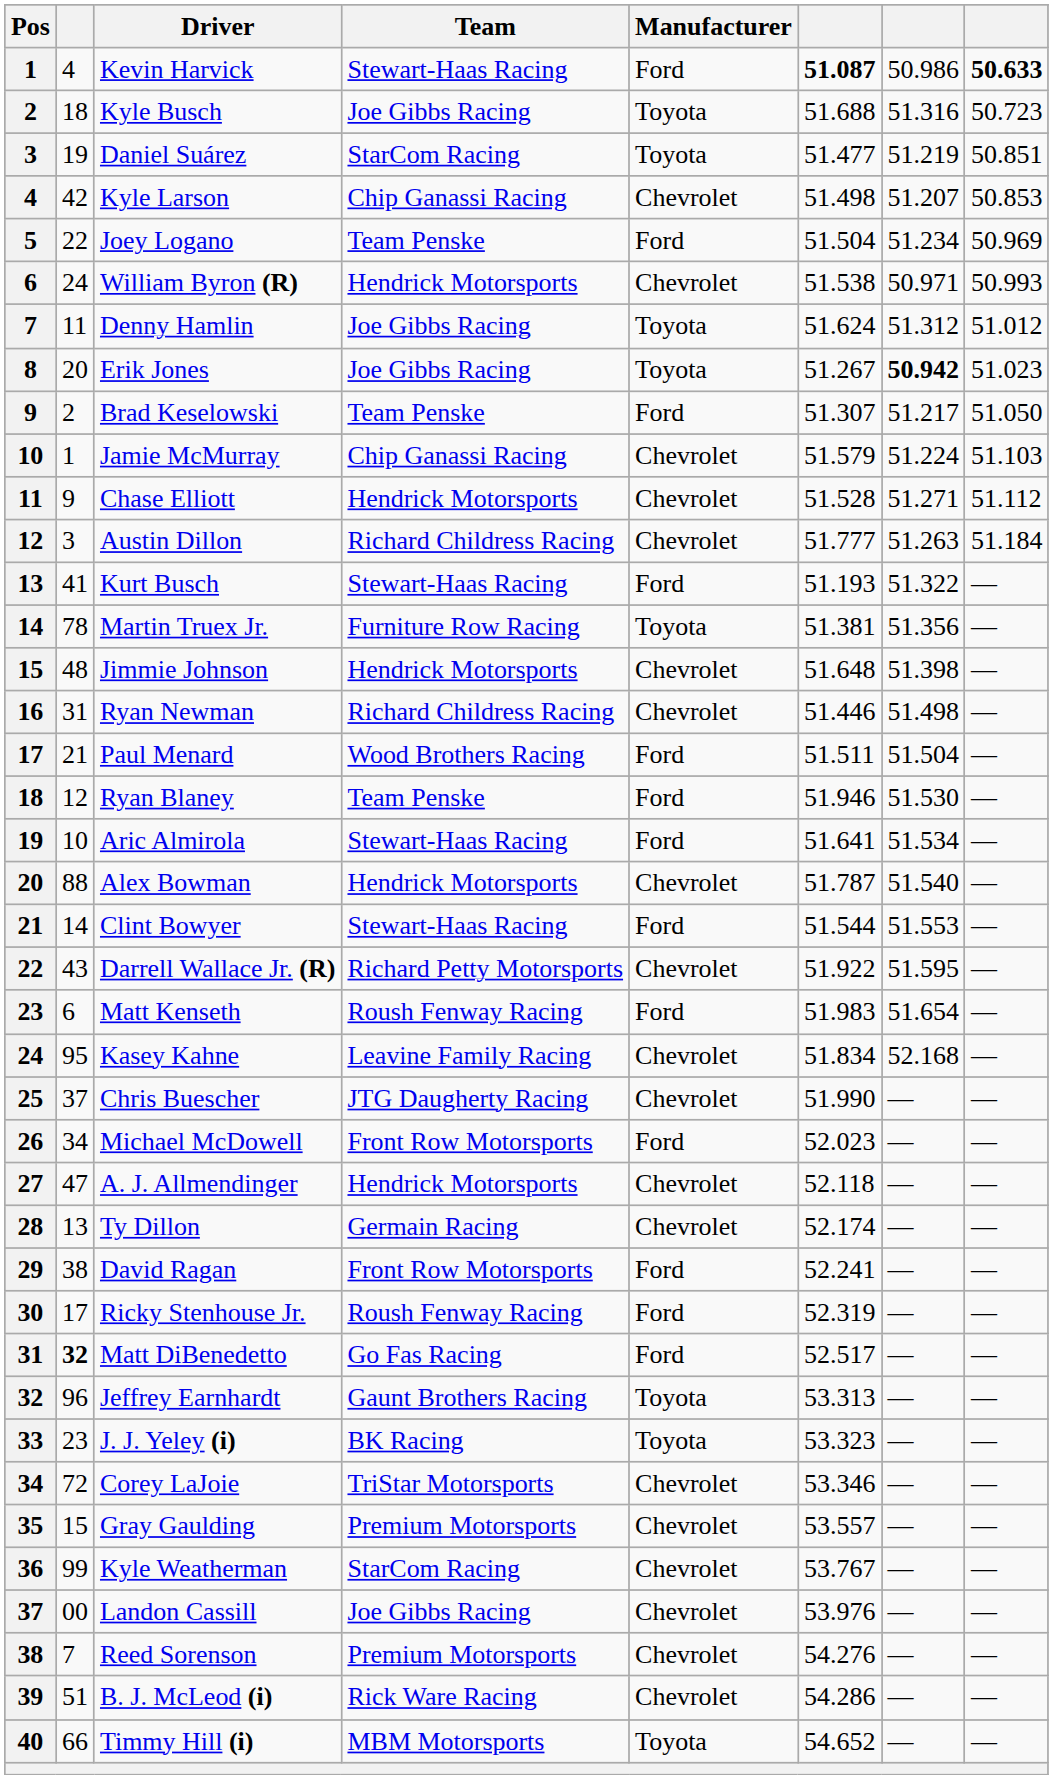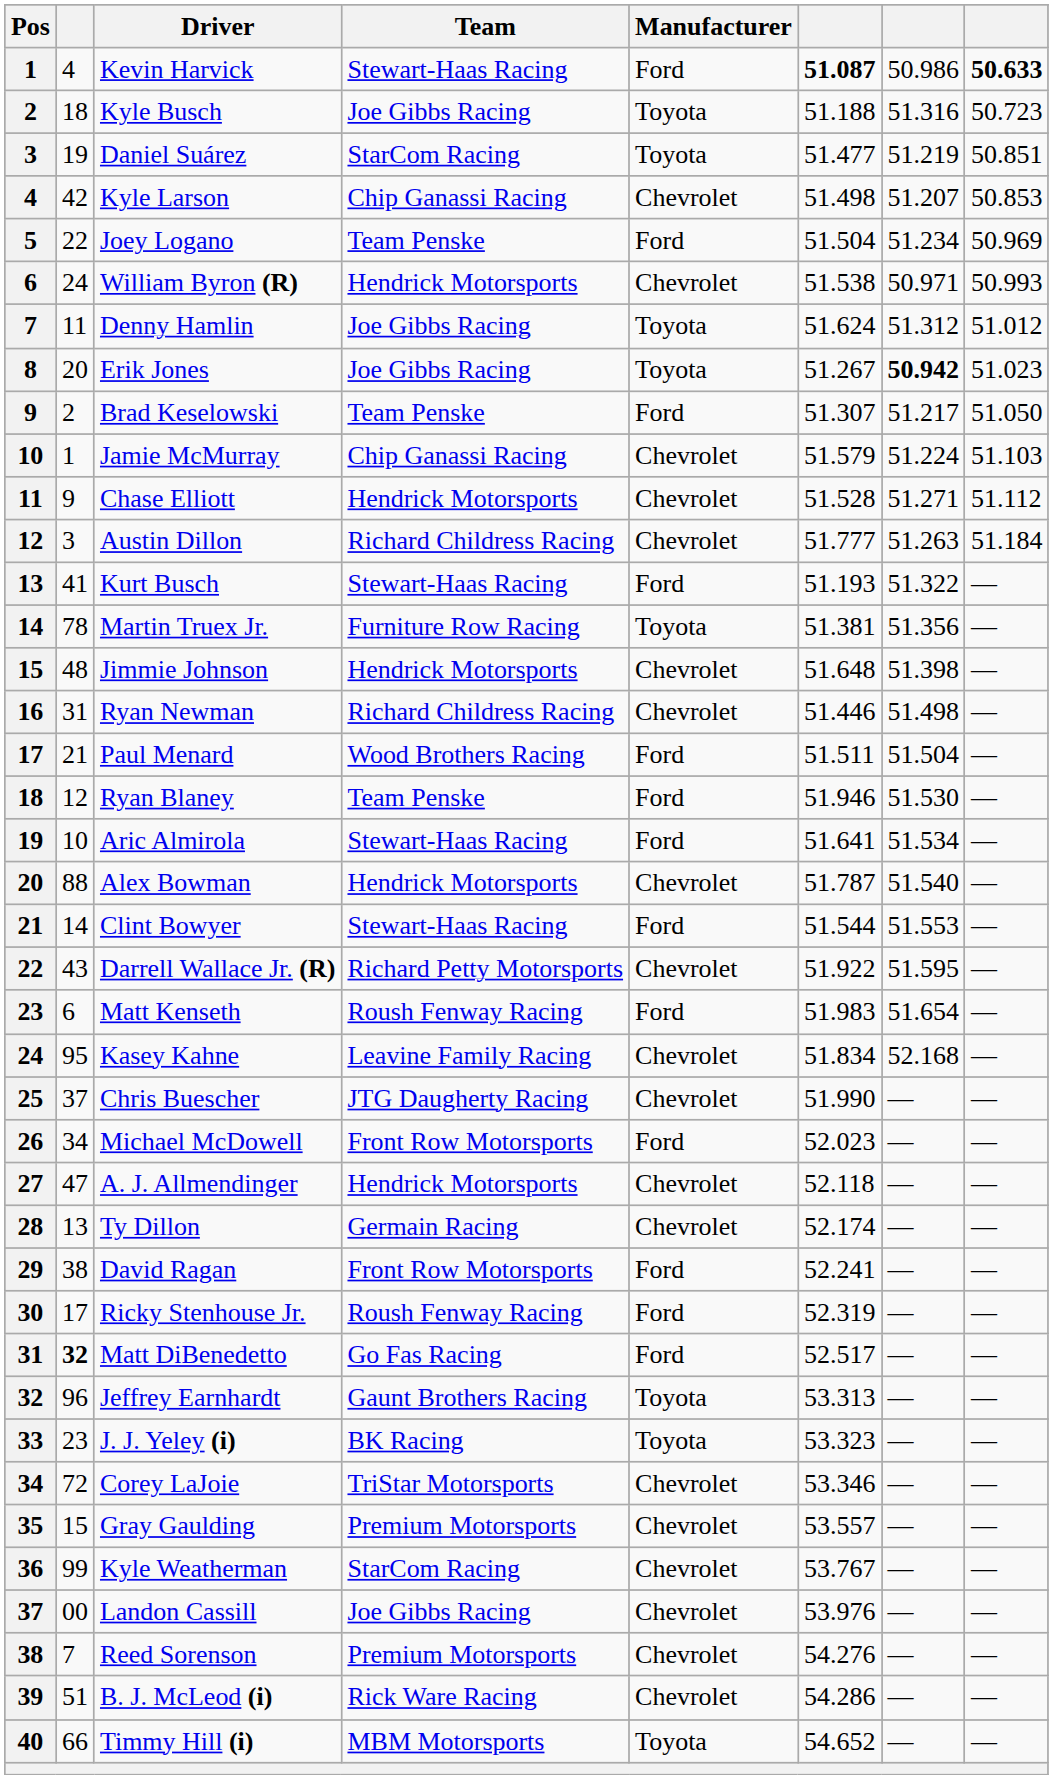(840, 111) 51.688 -> (840, 111) 51.188
